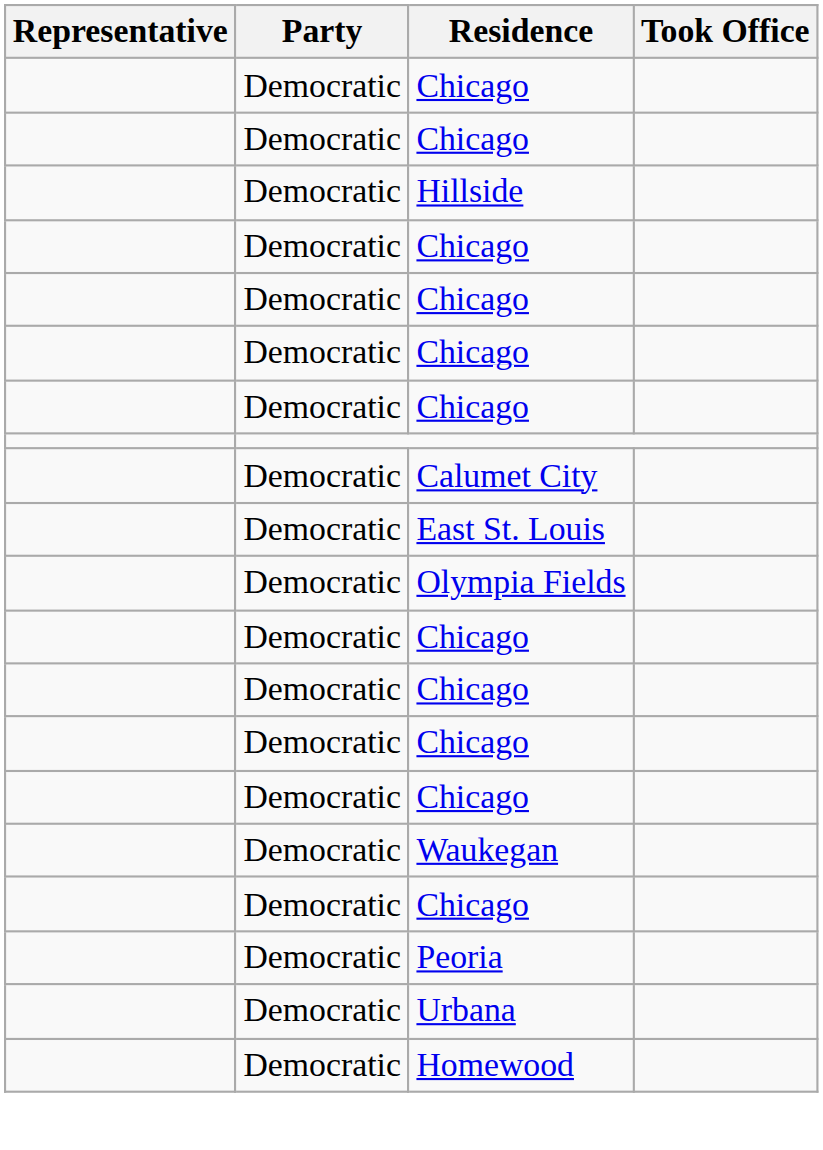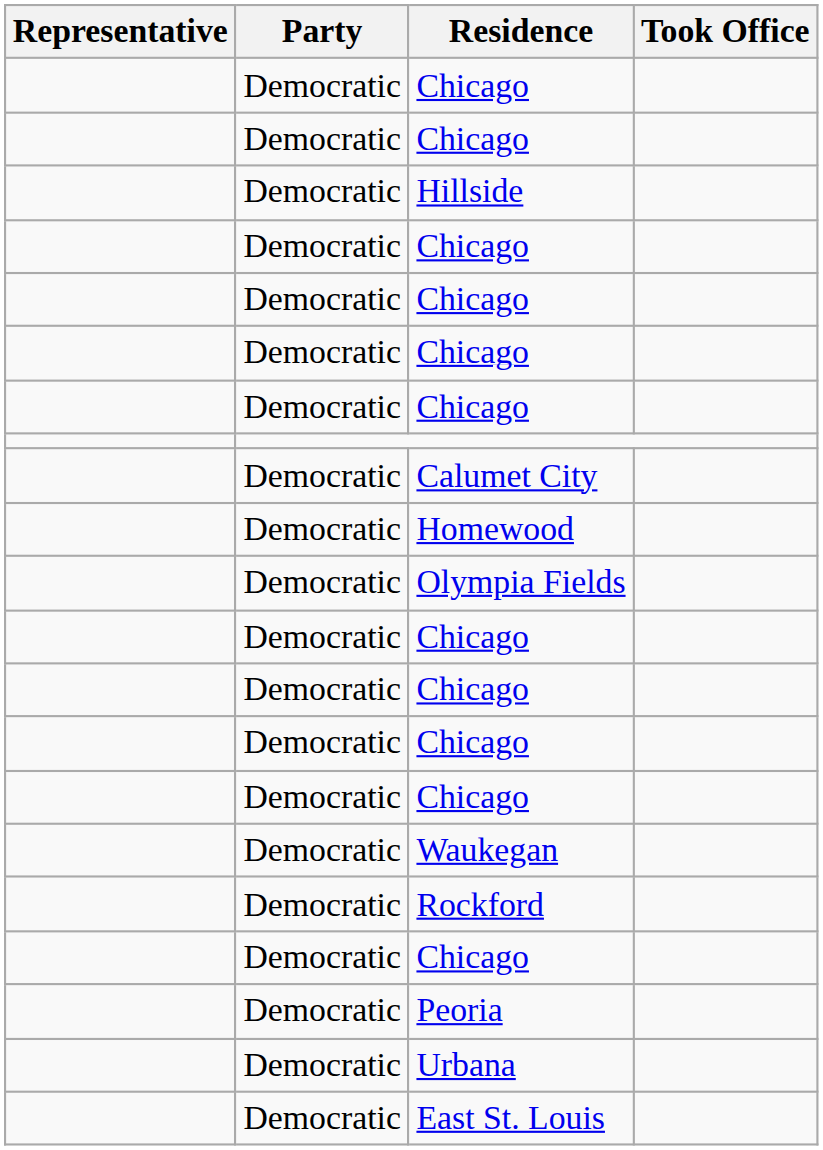rows swapped: (322, 1064) <-> (322, 528)
+ row: (322, 903)
